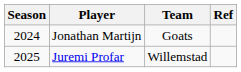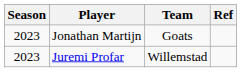(27, 35) 2024 -> (27, 35) 2023
(27, 56) 2025 -> (27, 56) 2023
